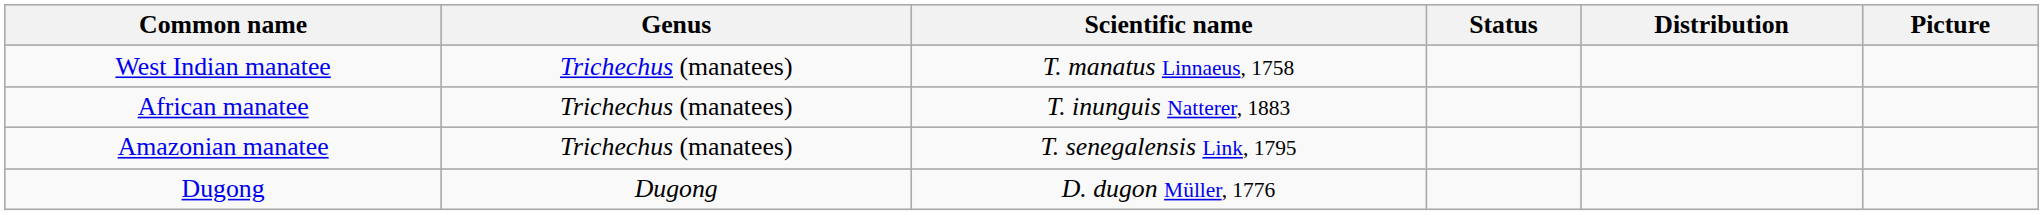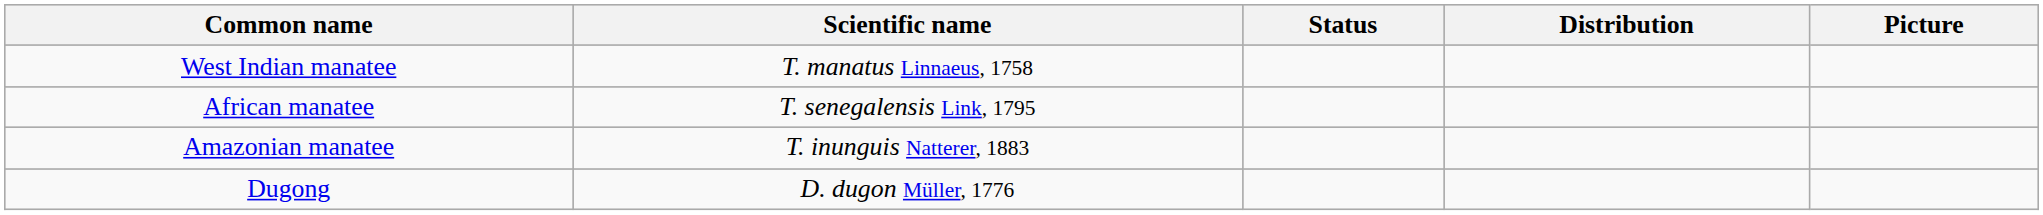- column: (676, 24)
(1169, 106) T. inunguis Natterer, 1883 -> (907, 106) T. senegalensis Link, 1795
(1169, 147) T. senegalensis Link, 1795 -> (907, 147) T. inunguis Natterer, 1883
